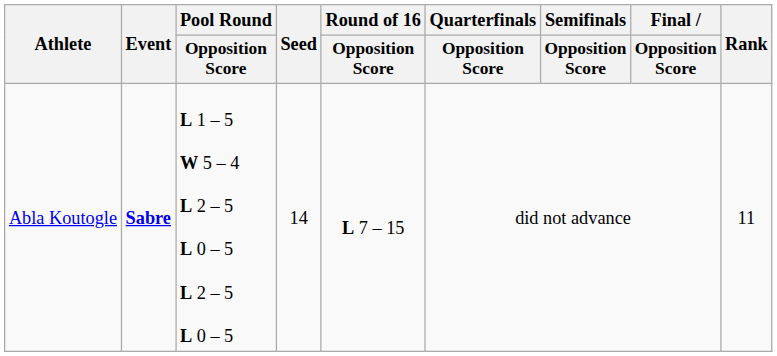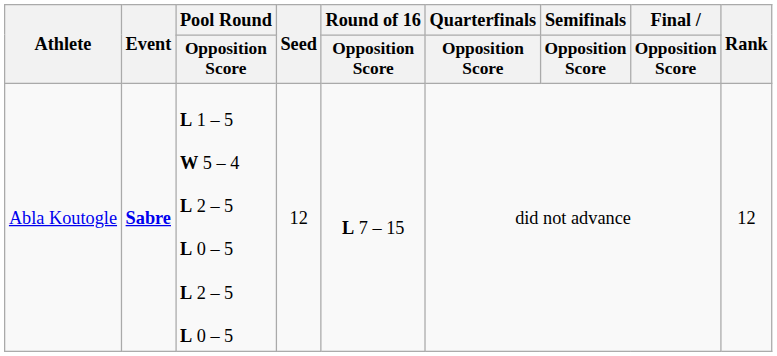(299, 217) 14 -> (299, 217) 12
(746, 217) 11 -> (746, 217) 12
